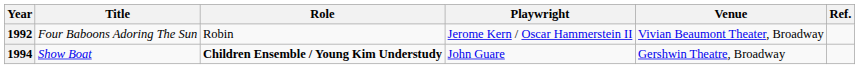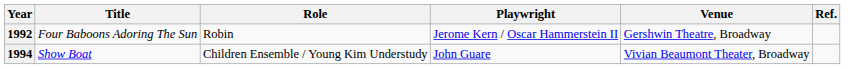(731, 34) Vivian Beaumont Theater, Broadway -> (697, 34) Gershwin Theatre, Broadway
(322, 53) bold -> (315, 53) normal
(712, 53) Gershwin Theatre, Broadway -> (717, 53) Vivian Beaumont Theater, Broadway
